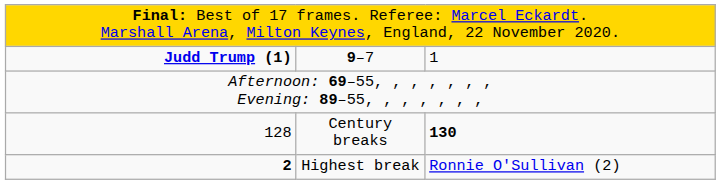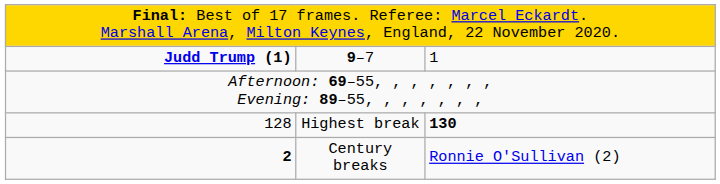(360, 134) Century breaks -> (360, 125) Highest break
(360, 167) Highest break -> (360, 158) Century breaks
